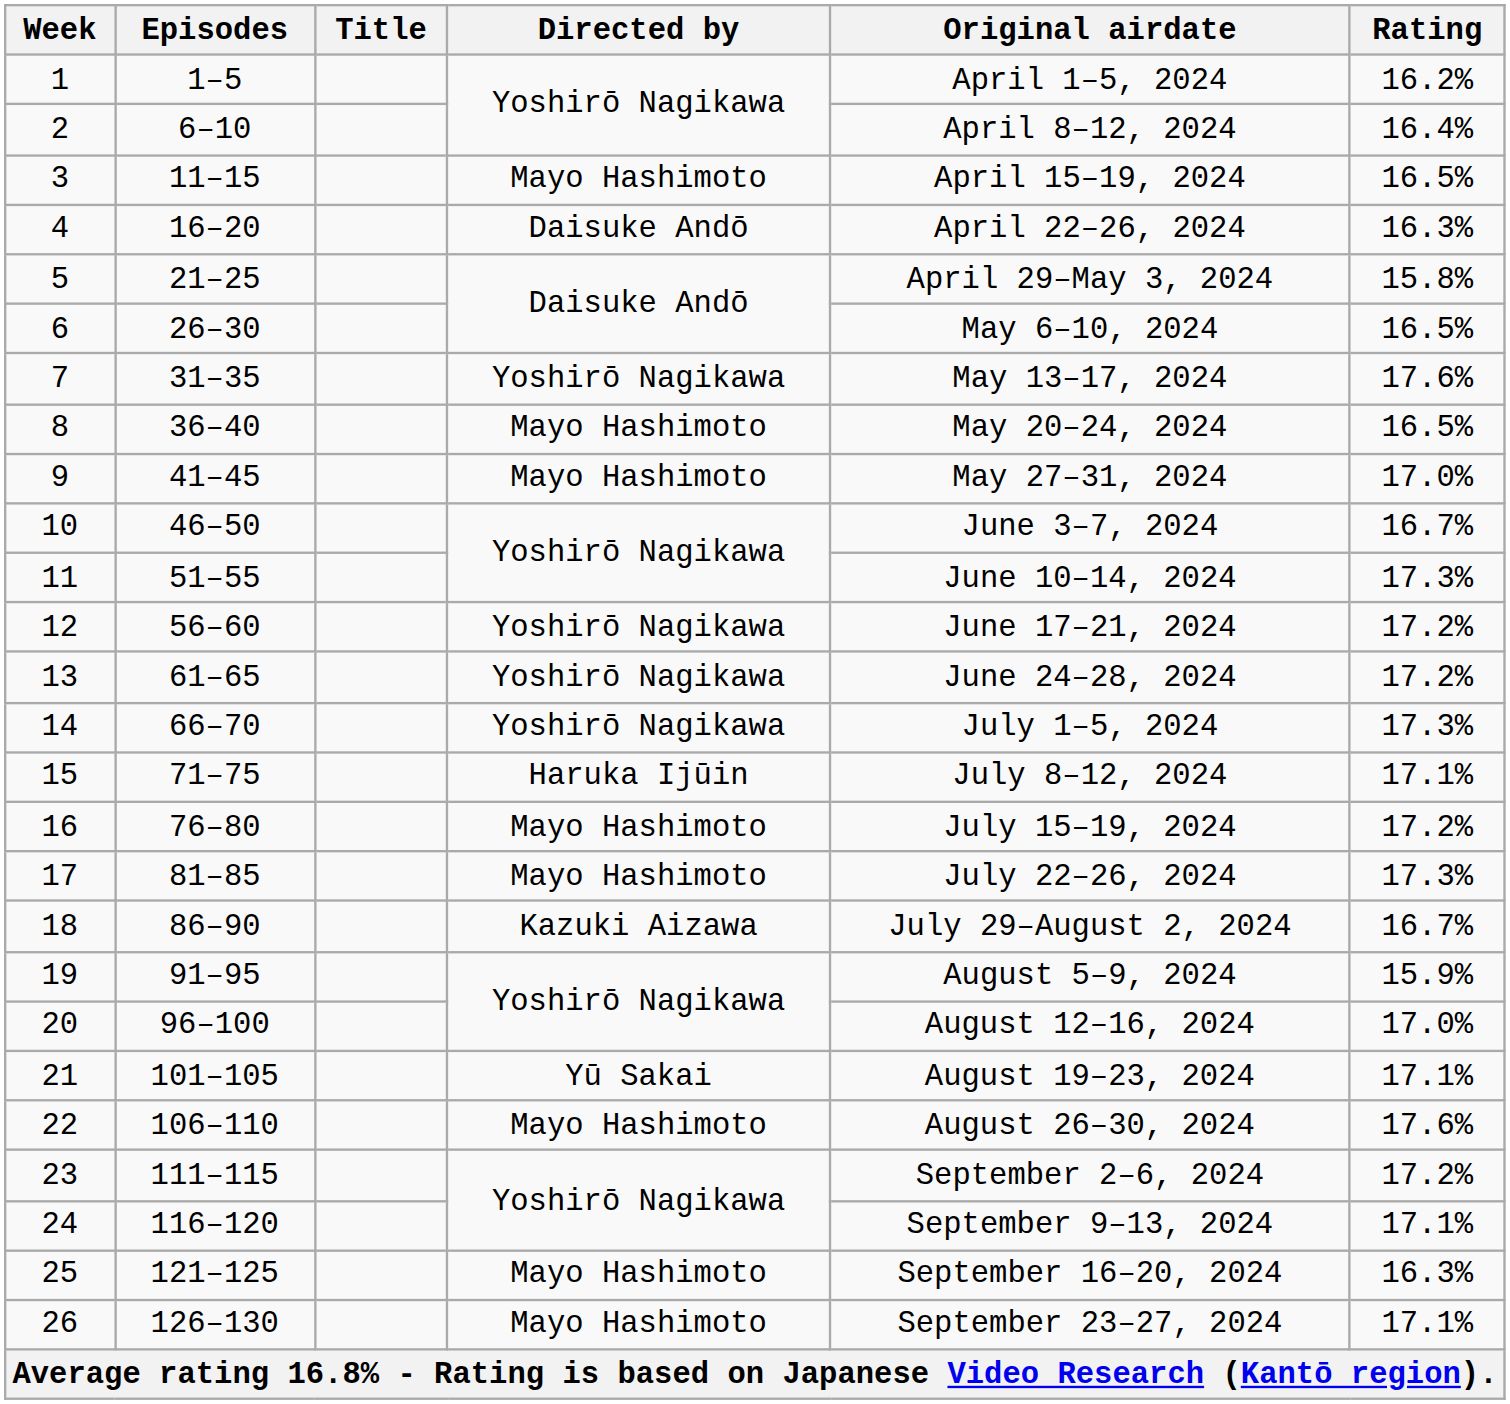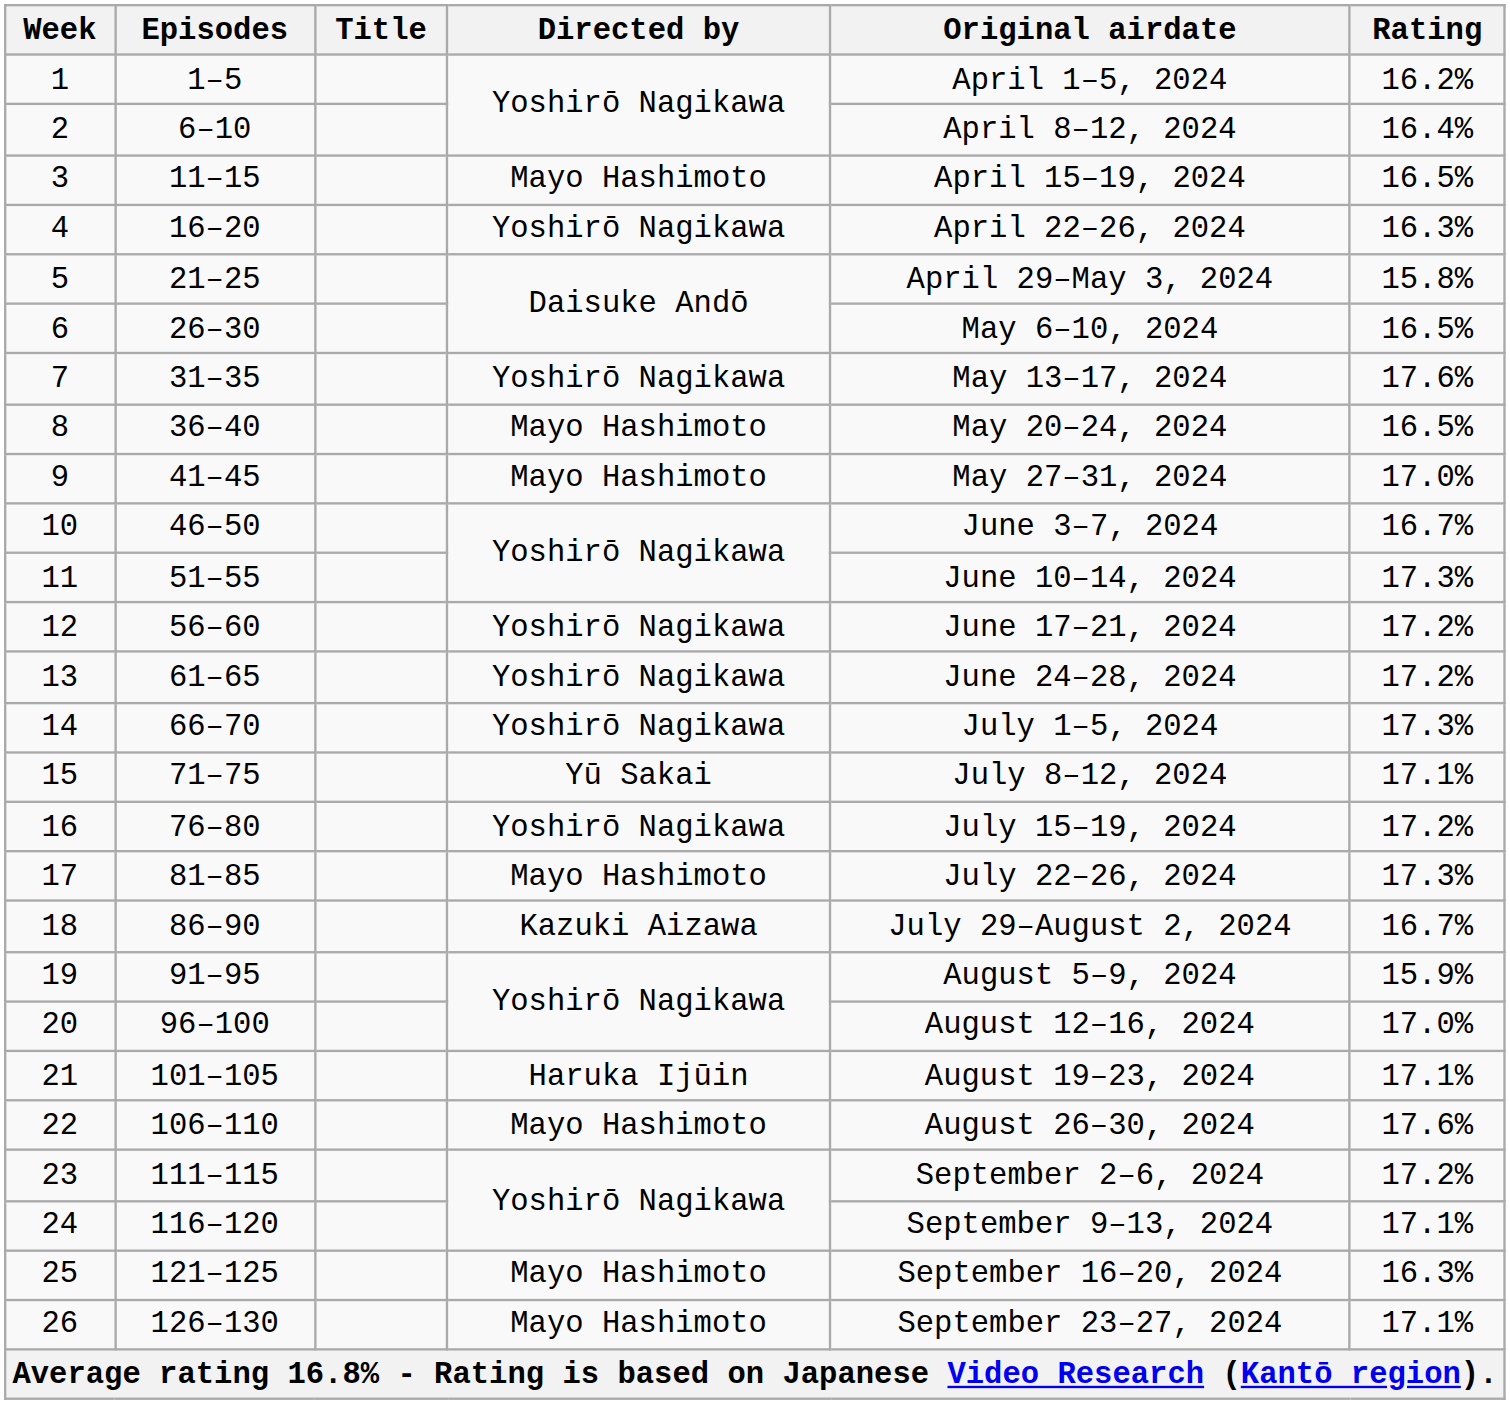(639, 229) Daisuke Andō -> (639, 229) Yoshirō Nagikawa
(639, 777) Haruka Ijūin -> (639, 777) Yū Sakai
(639, 827) Mayo Hashimoto -> (639, 827) Yoshirō Nagikawa
(639, 1076) Yū Sakai -> (639, 1076) Haruka Ijūin
